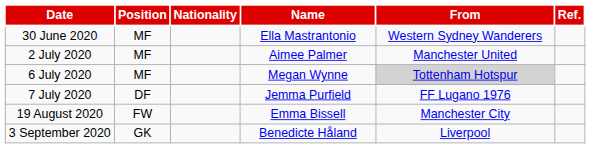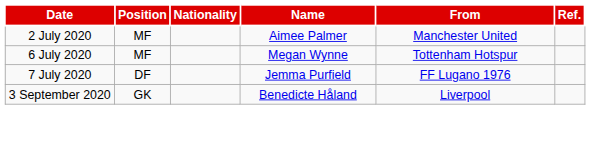- row: (60, 36)
(465, 75) lightgrey background -> (465, 55) no background
- row: (60, 114)
